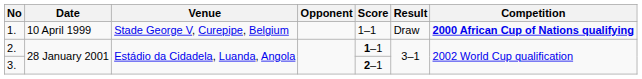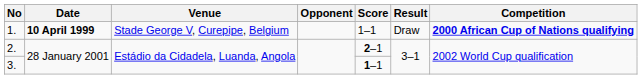(59, 30) normal -> (61, 30) bold
(373, 47) 1–1 -> (373, 47) 2–1
(373, 65) 2–1 -> (373, 65) 1–1
